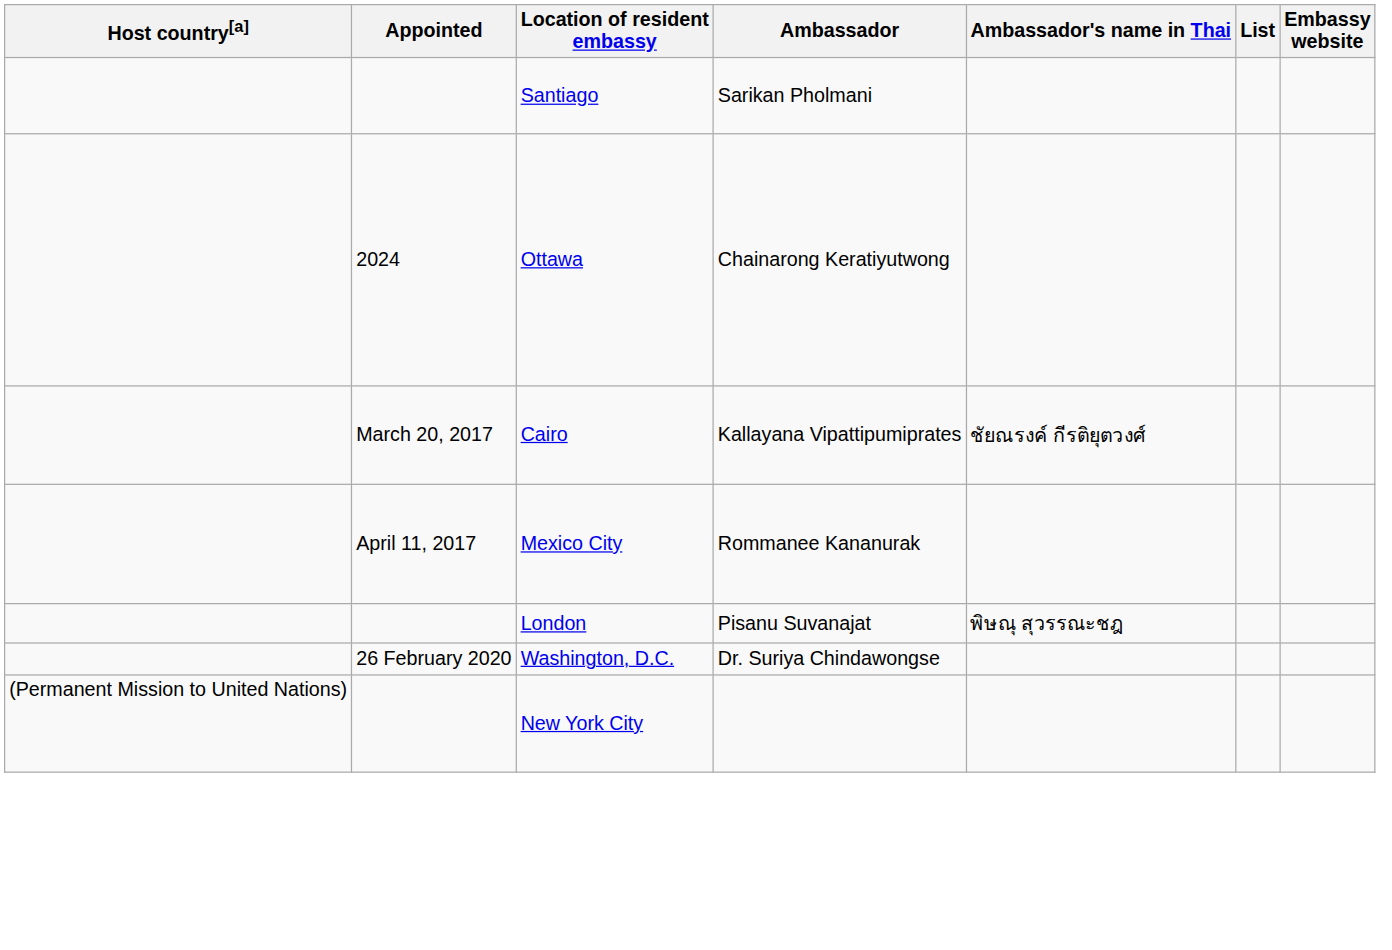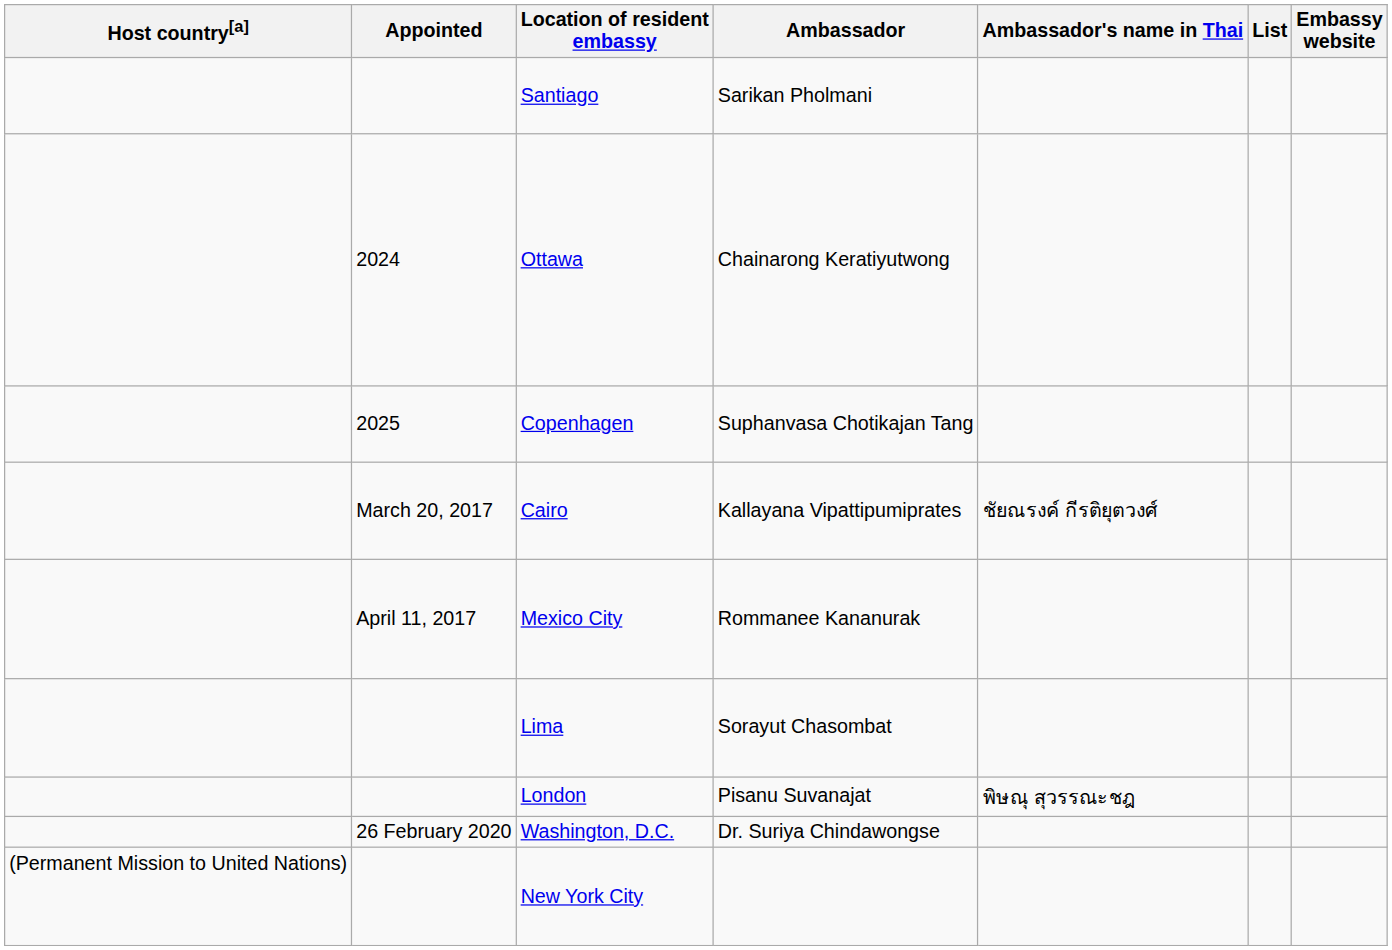+ row: (577, 423)
+ row: (542, 727)
